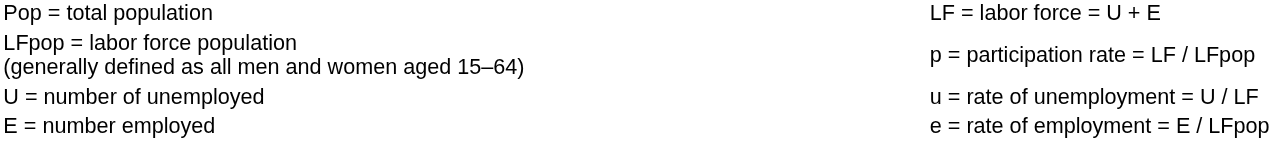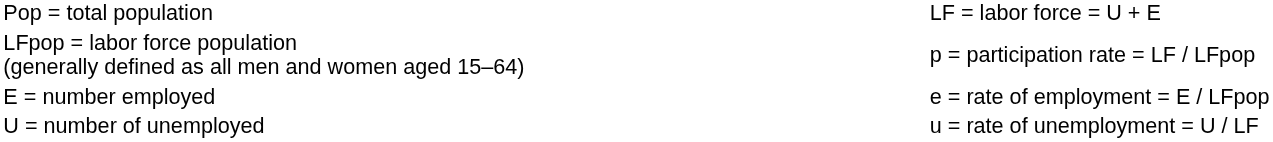rows swapped: (109, 126) <-> (134, 96)
